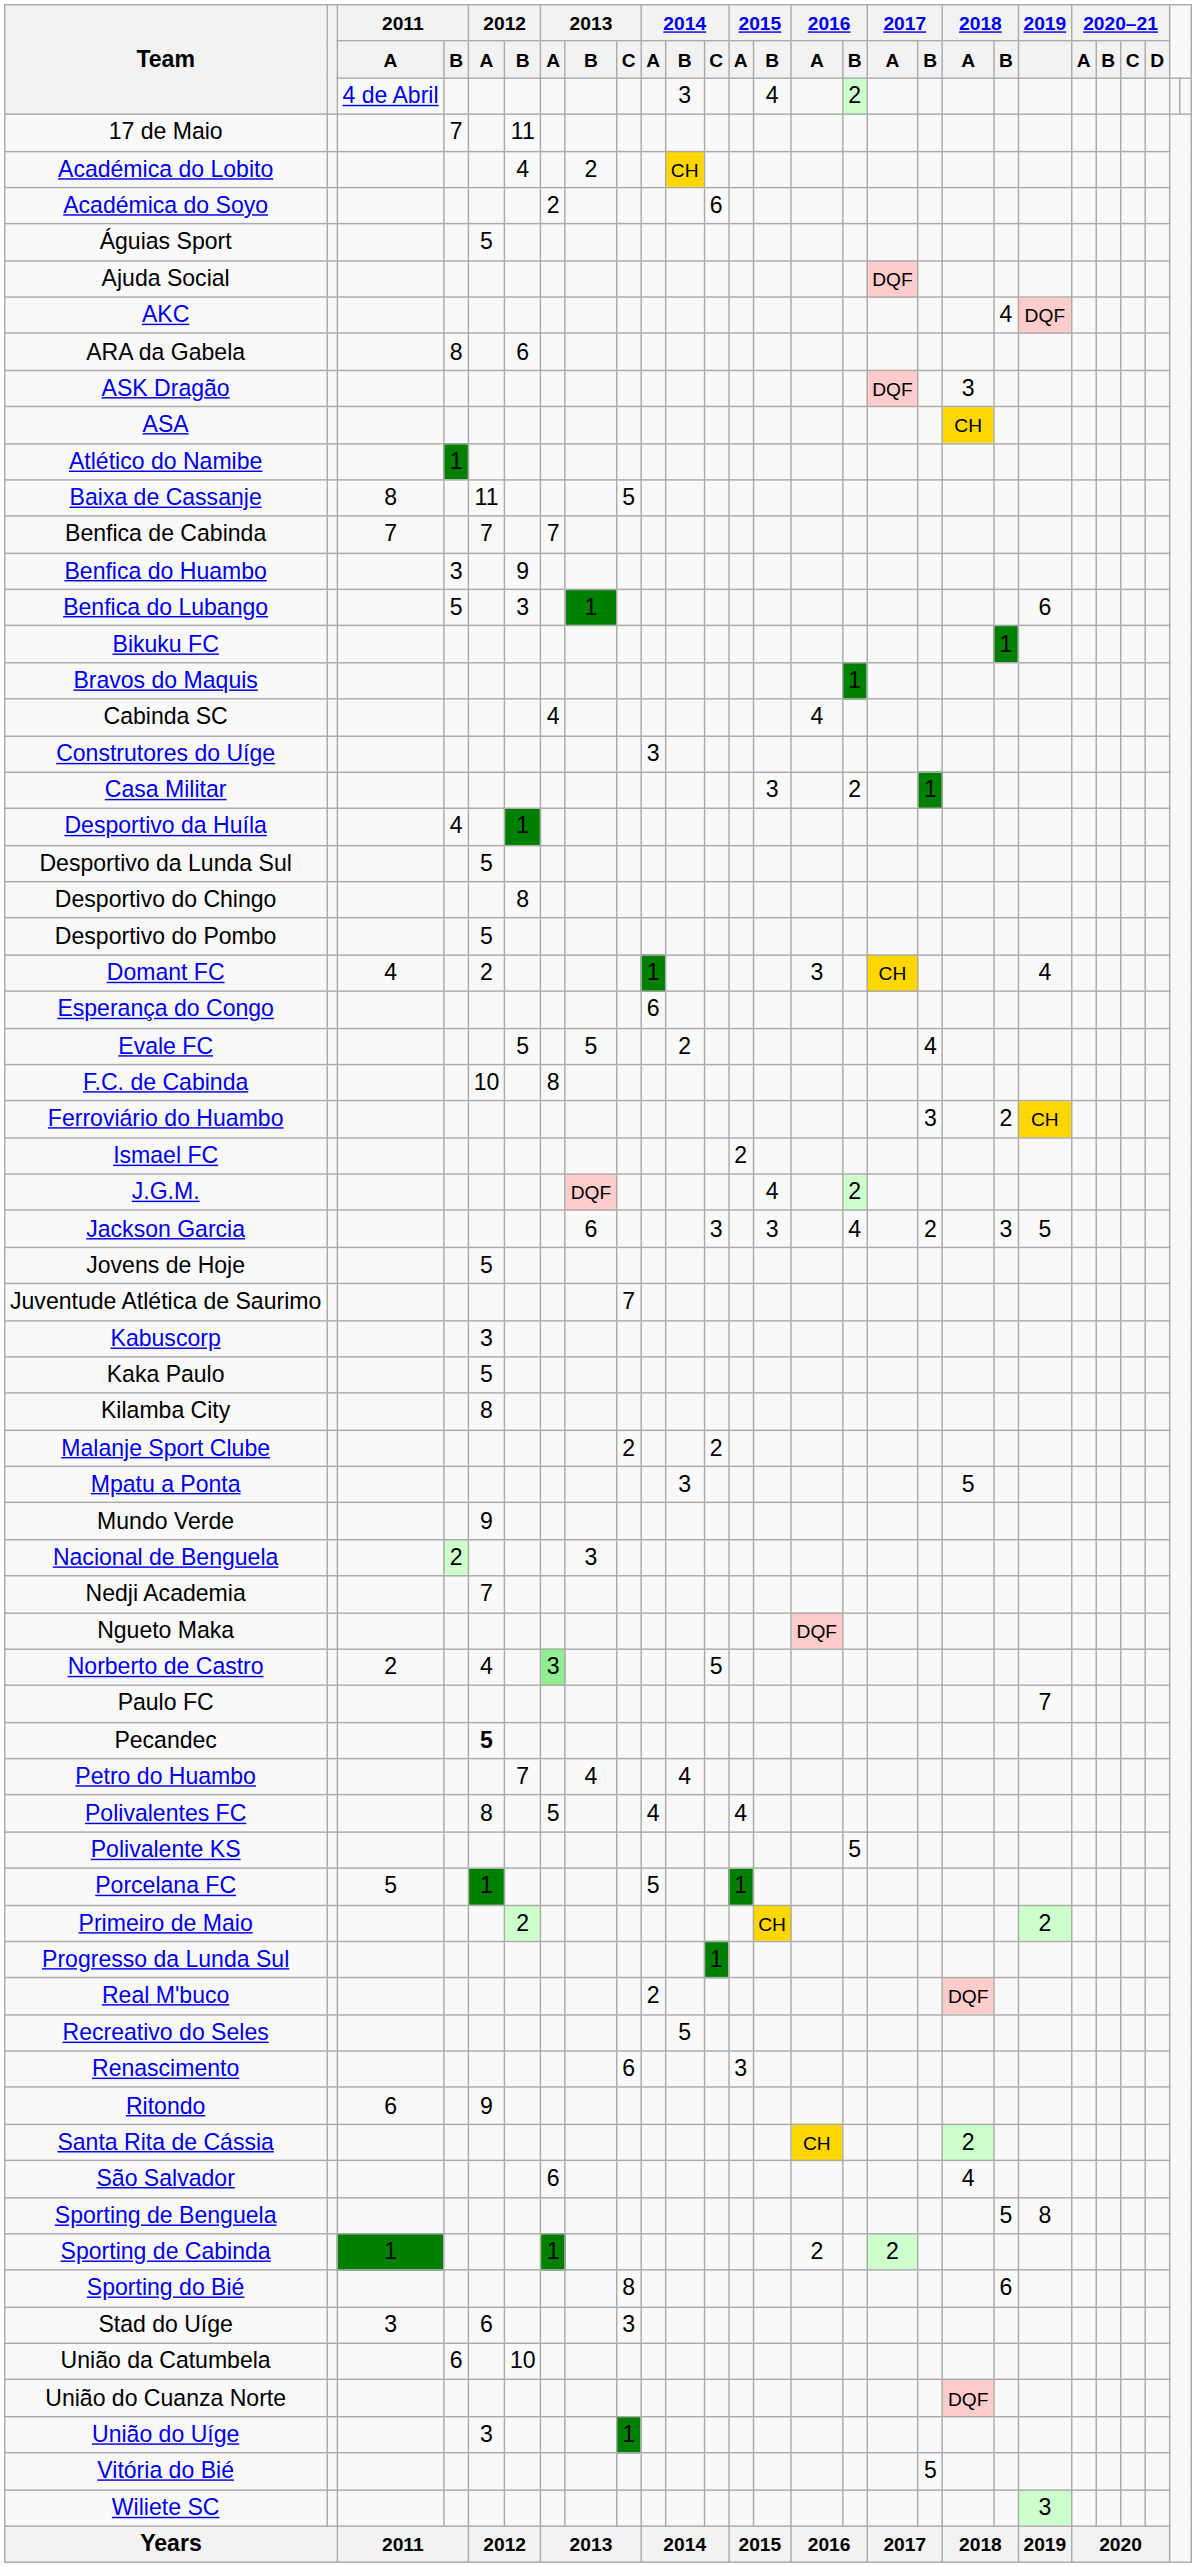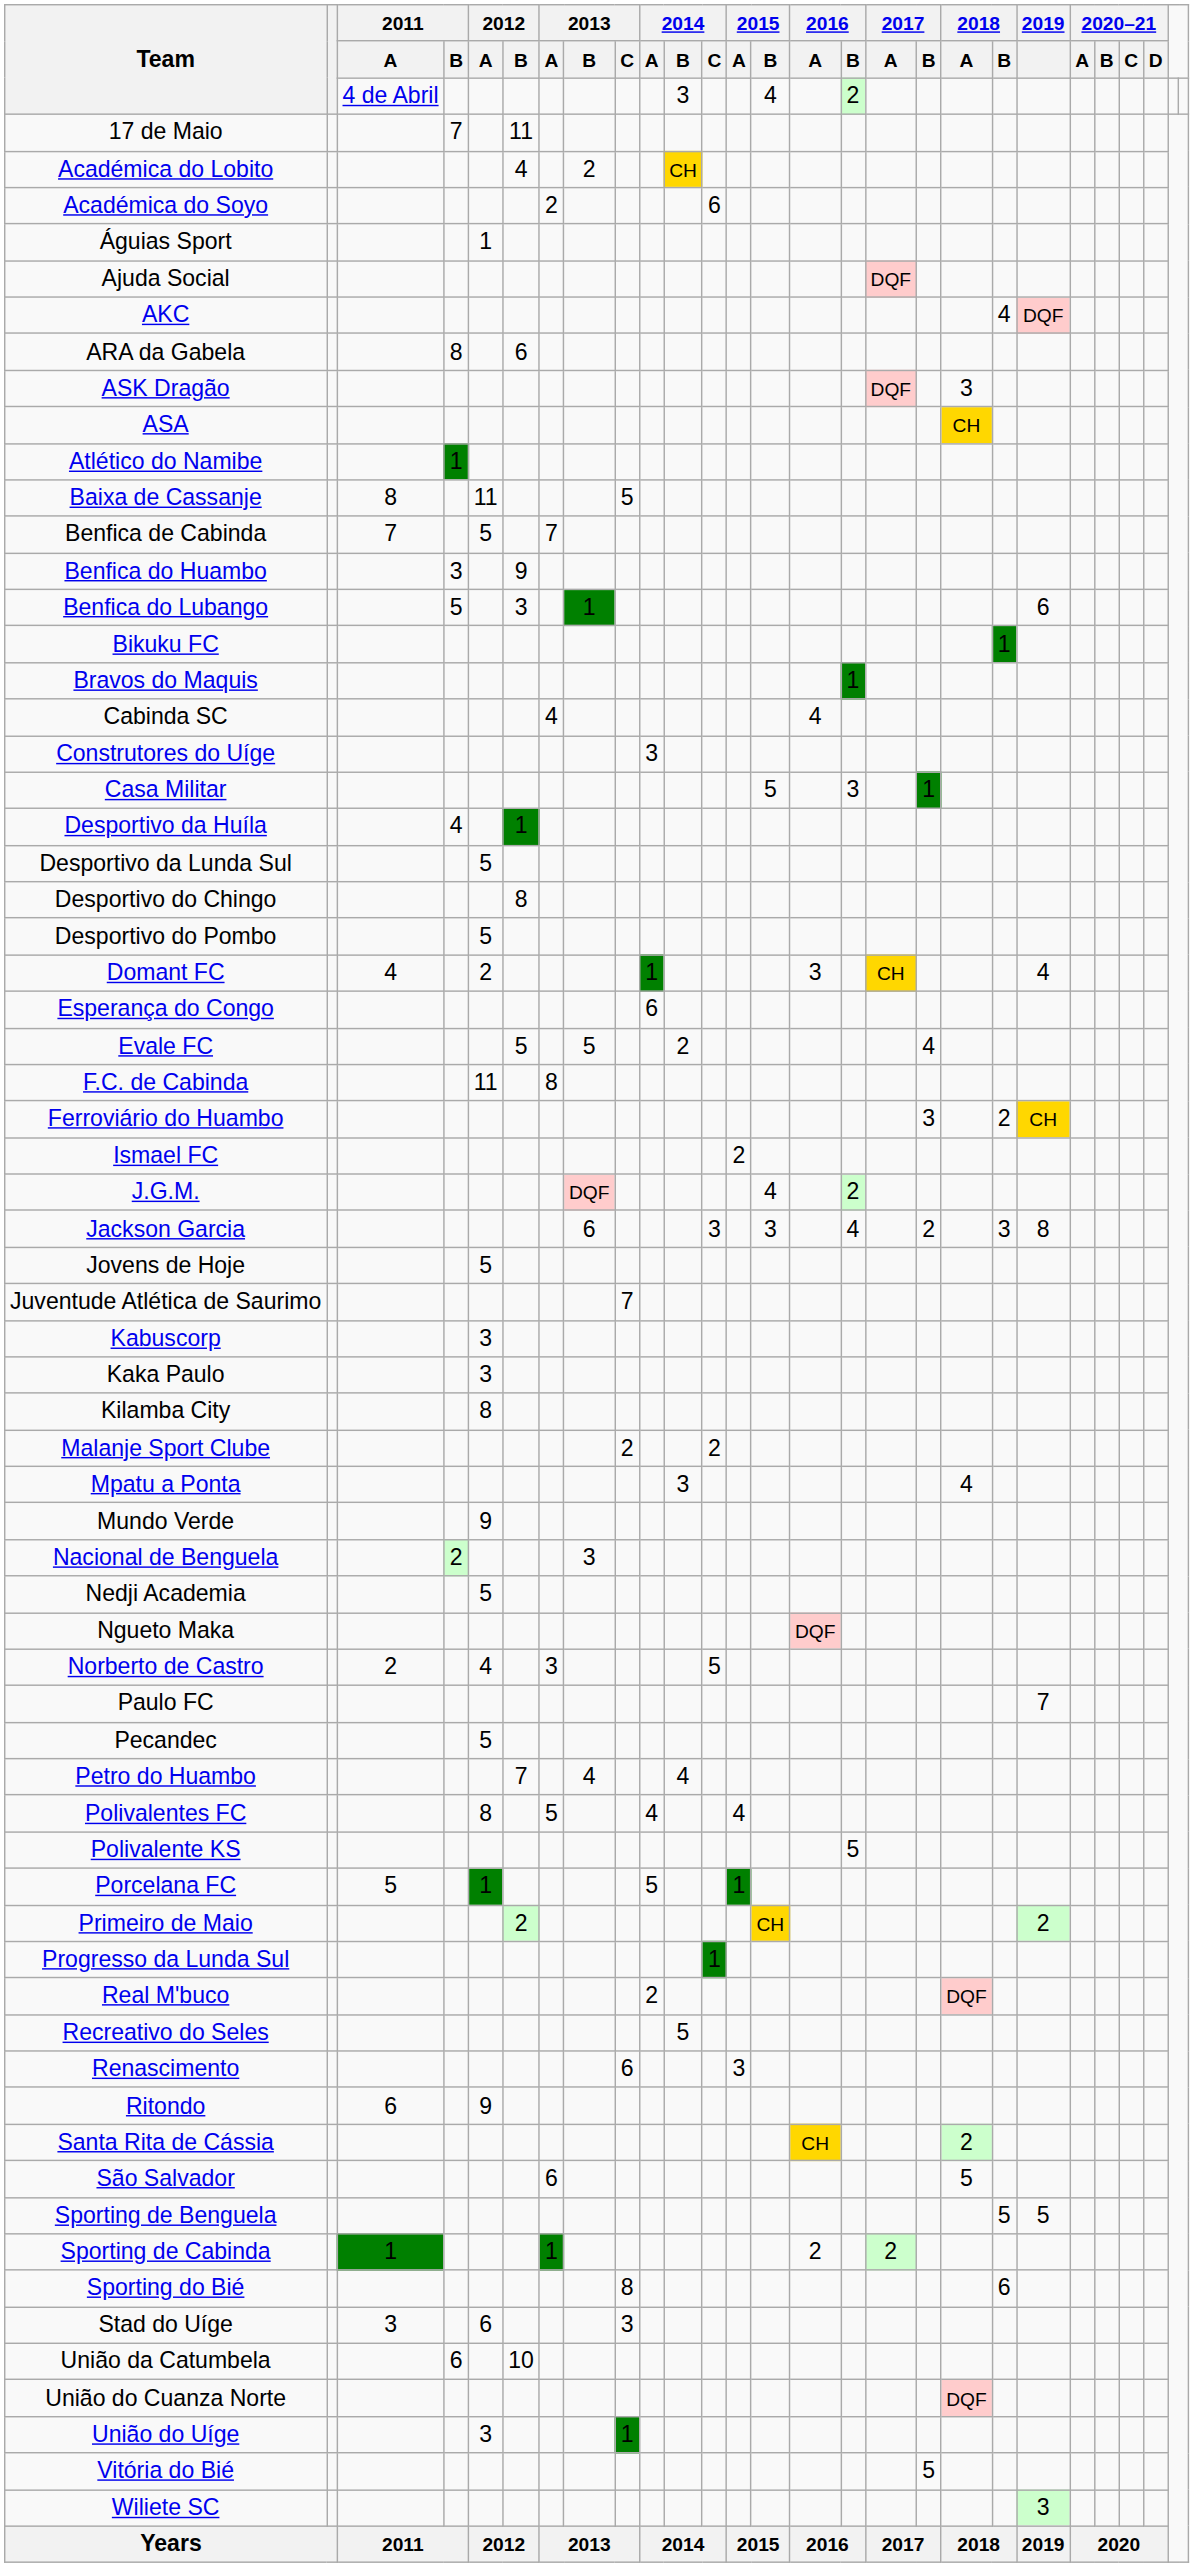(487, 242) 5 -> (486, 242) 1
(487, 534) 7 -> (486, 534) 5
(772, 790) 3 -> (770, 790) 5
(855, 790) 2 -> (853, 790) 3
(487, 1082) 10 -> (486, 1082) 11
(1045, 1228) 5 -> (1043, 1228) 8
(487, 1374) 5 -> (486, 1374) 3
(968, 1484) 5 -> (966, 1484) 4
(487, 1593) 7 -> (486, 1593) 5
(553, 1667) lightgreen background -> (551, 1667) no background
(487, 1740) bold -> (486, 1740) normal
(968, 2178) 4 -> (966, 2178) 5
(1045, 2215) 8 -> (1043, 2215) 5
